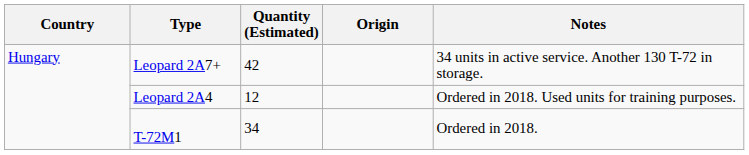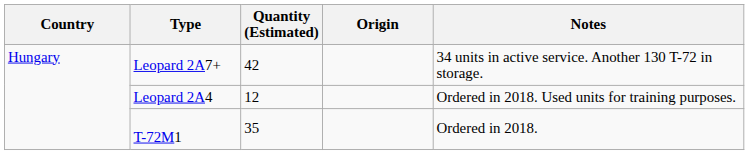(252, 128) 34 -> (252, 128) 35
